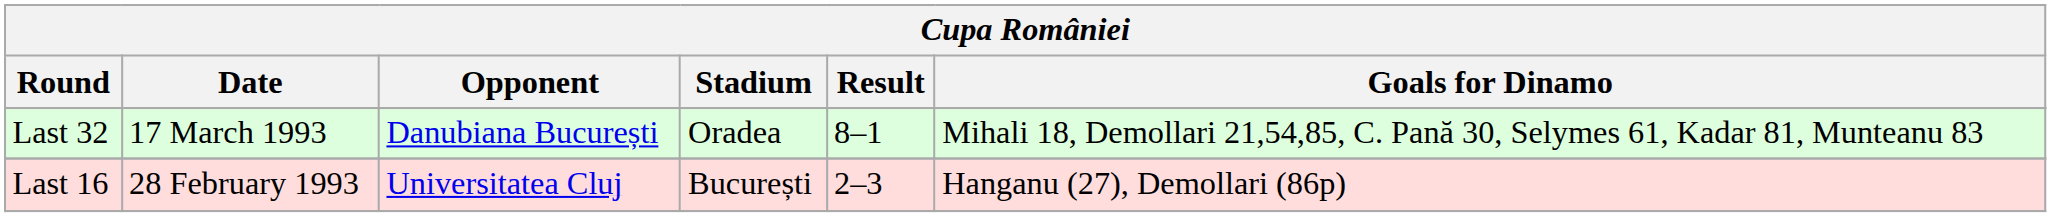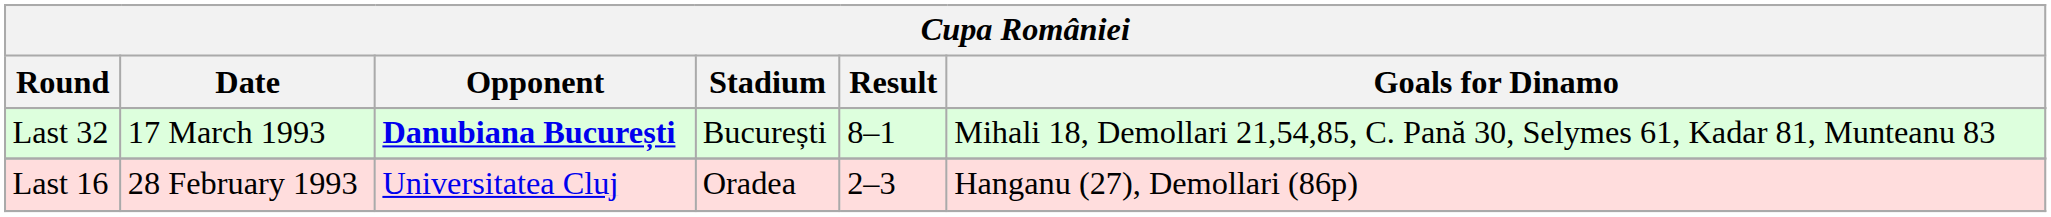(522, 132) normal -> (529, 132) bold
(735, 132) Oradea -> (765, 132) București
(750, 183) București -> (749, 183) Oradea
